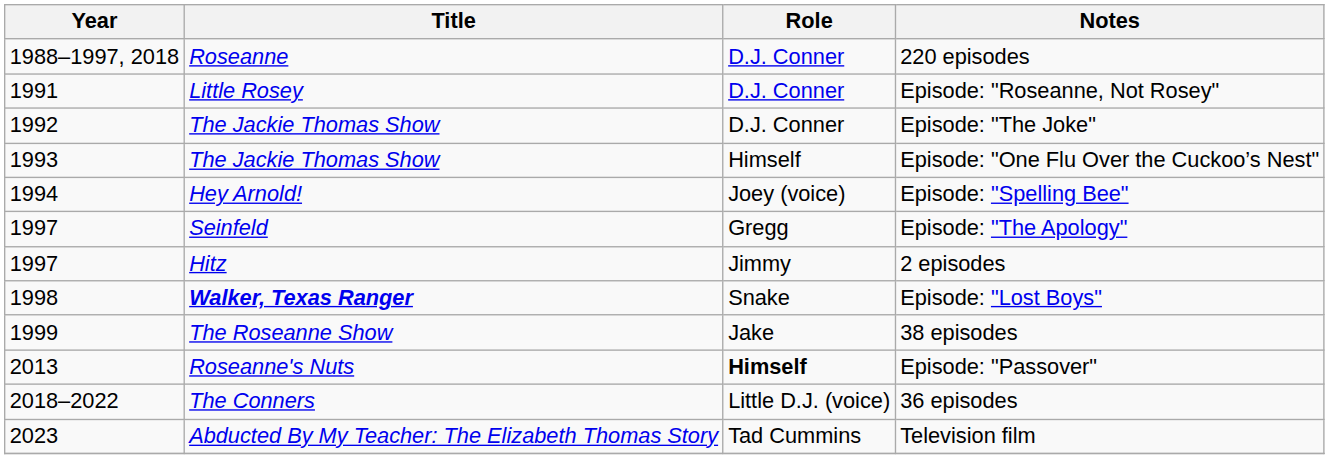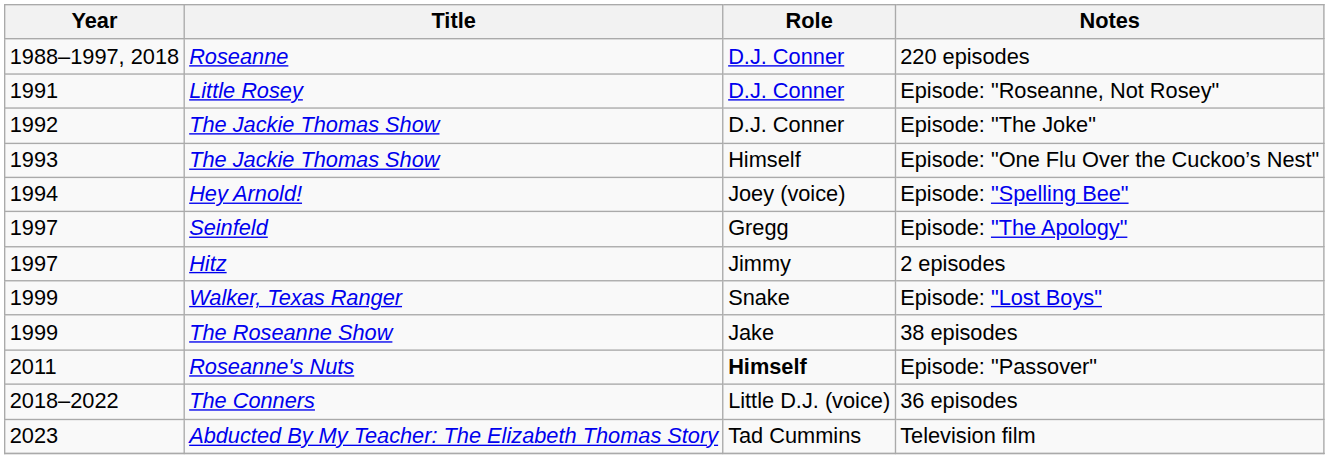(34, 297) 1998 -> (34, 297) 1999
(301, 297) bold -> (296, 297) normal
(34, 366) 2013 -> (33, 366) 2011
